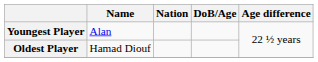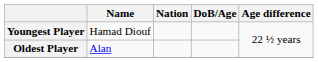(100, 31) Alan -> (120, 31) Hamad Diouf
(120, 48) Hamad Diouf -> (100, 48) Alan
